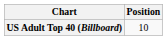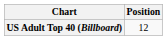(143, 27) 10 -> (143, 27) 12
